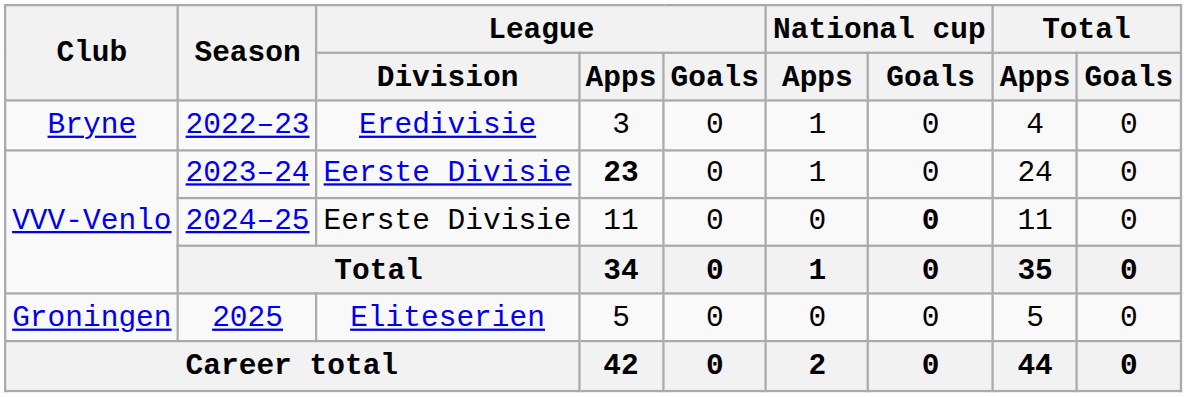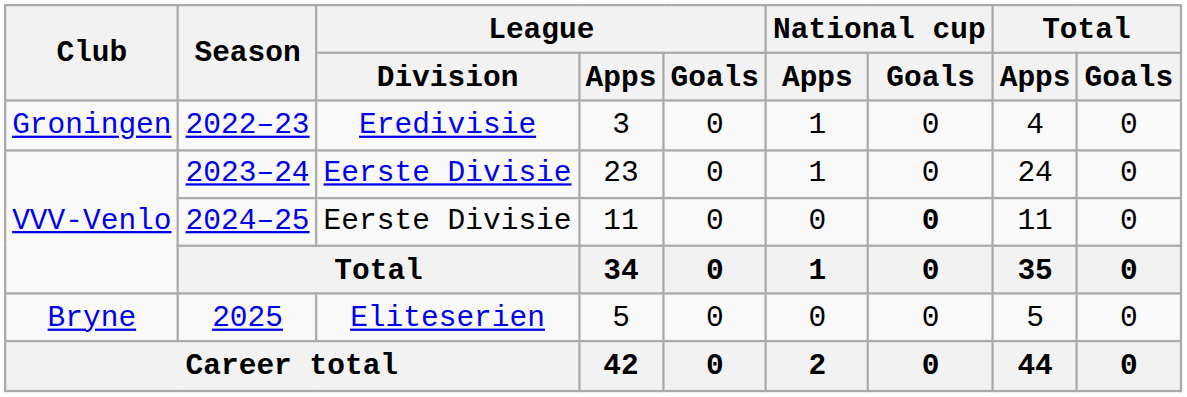(92, 125) Bryne -> (92, 125) Groningen
(621, 173) bold -> (621, 173) normal
(92, 318) Groningen -> (92, 318) Bryne
